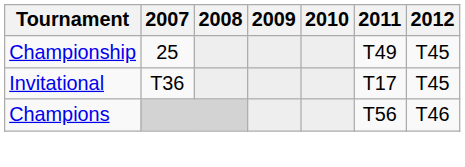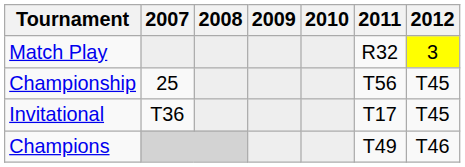+ row: (58, 51)
(380, 51) T49 -> (380, 83) T56
(380, 114) T56 -> (380, 146) T49
